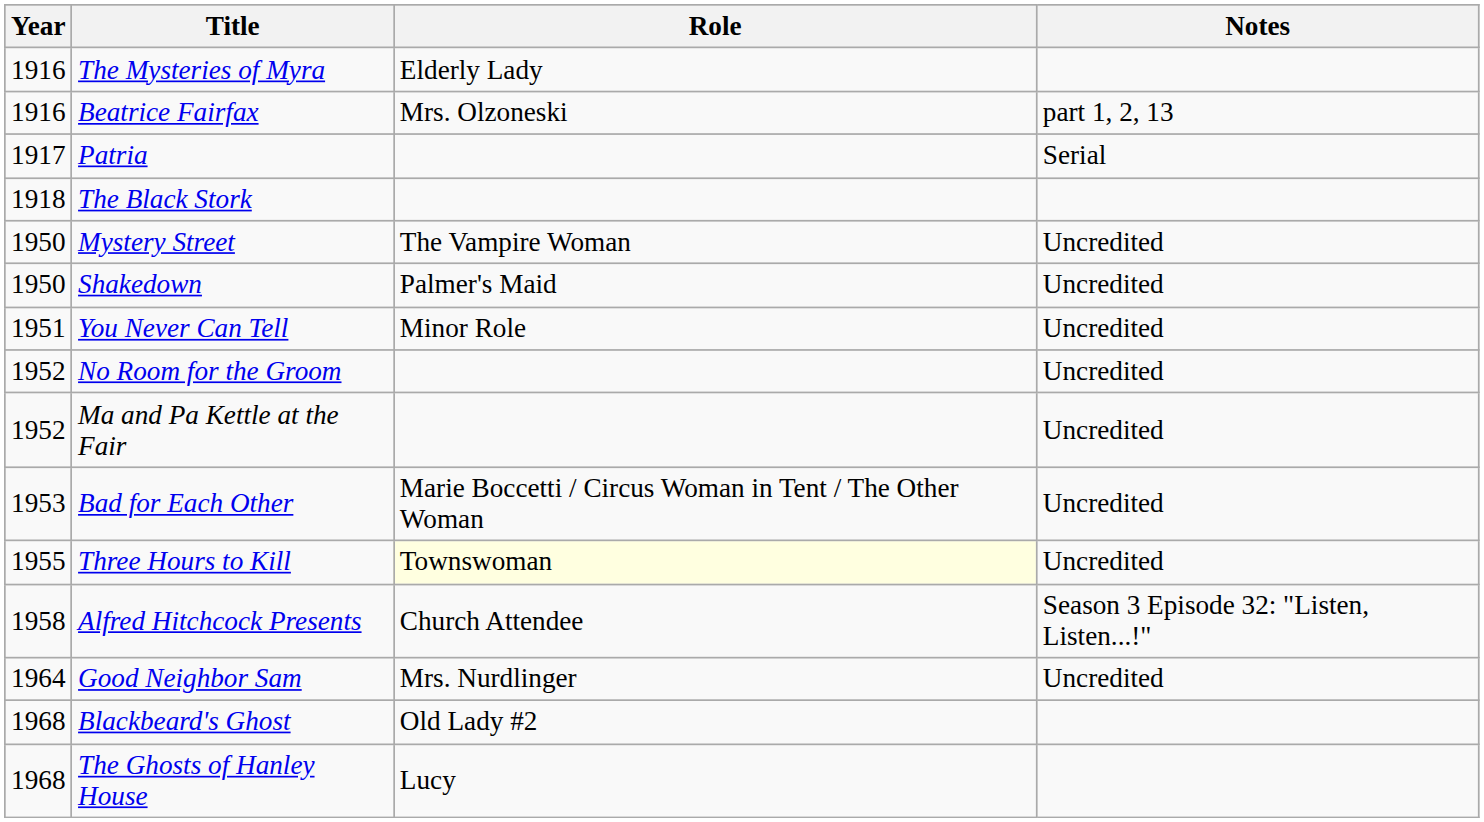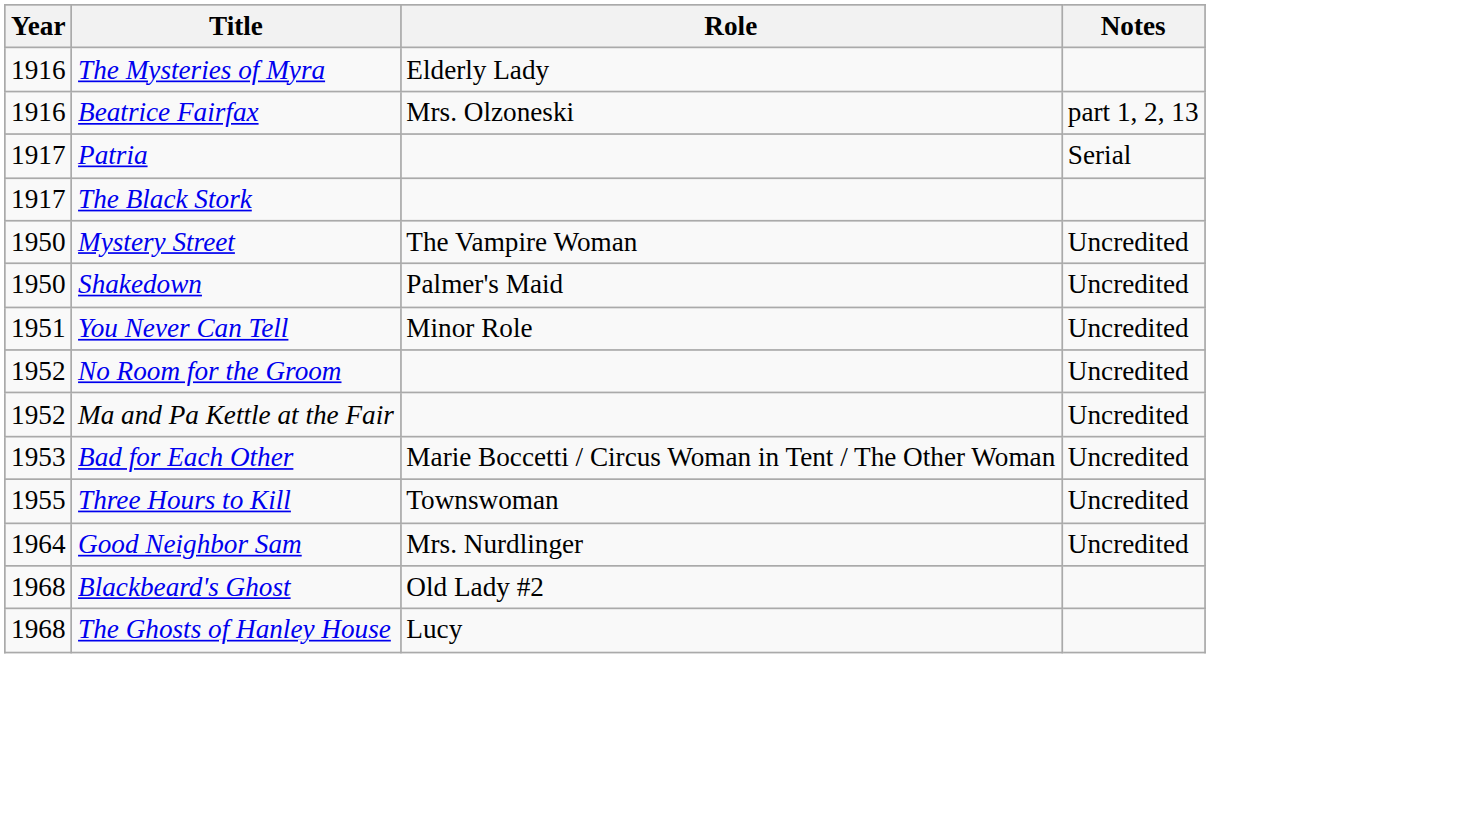(38, 198) 1918 -> (38, 198) 1917
(476, 561) lightyellow background -> (482, 500) no background
- row: (220, 620)
